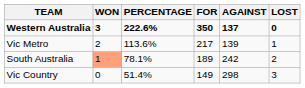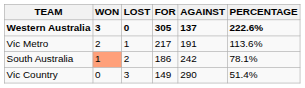columns swapped: (284, 12) <-> (158, 12)
(205, 28) 350 -> (163, 28) 305
(230, 43) 139 -> (189, 43) 191
(205, 59) 189 -> (163, 59) 186
(230, 75) 298 -> (189, 75) 290
